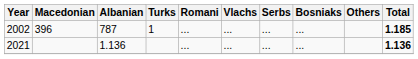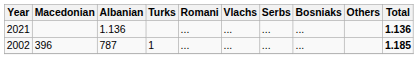rows swapped: (18, 29) <-> (18, 45)
